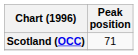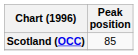(110, 41) 71 -> (110, 41) 85
